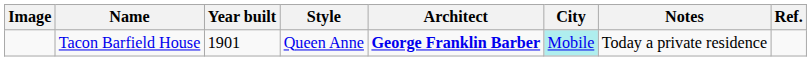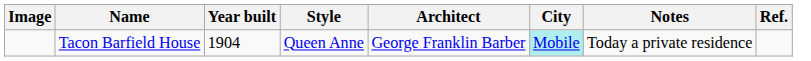(224, 42) 1901 -> (224, 42) 1904
(456, 42) bold -> (448, 42) normal
